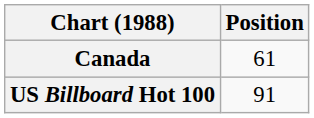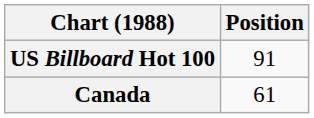rows swapped: (113, 58) <-> (113, 94)
